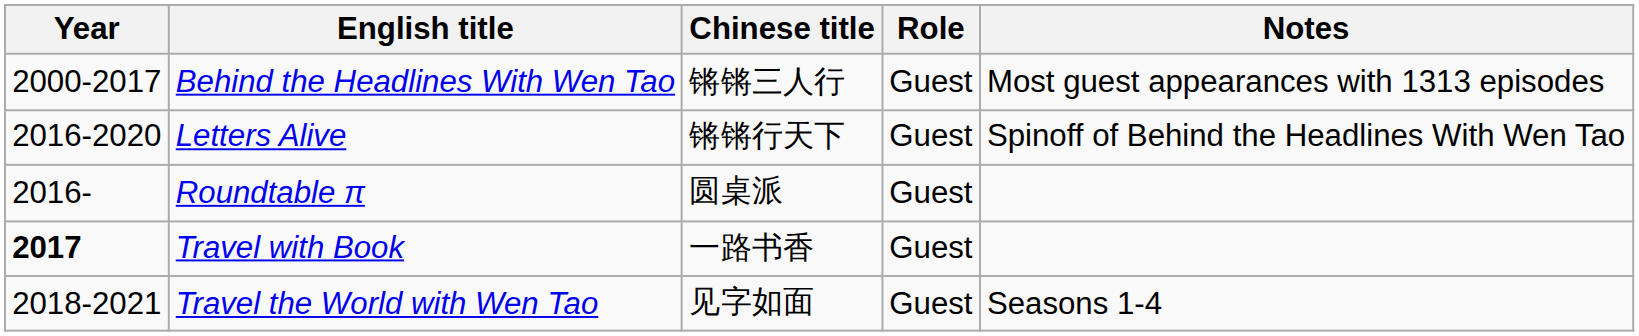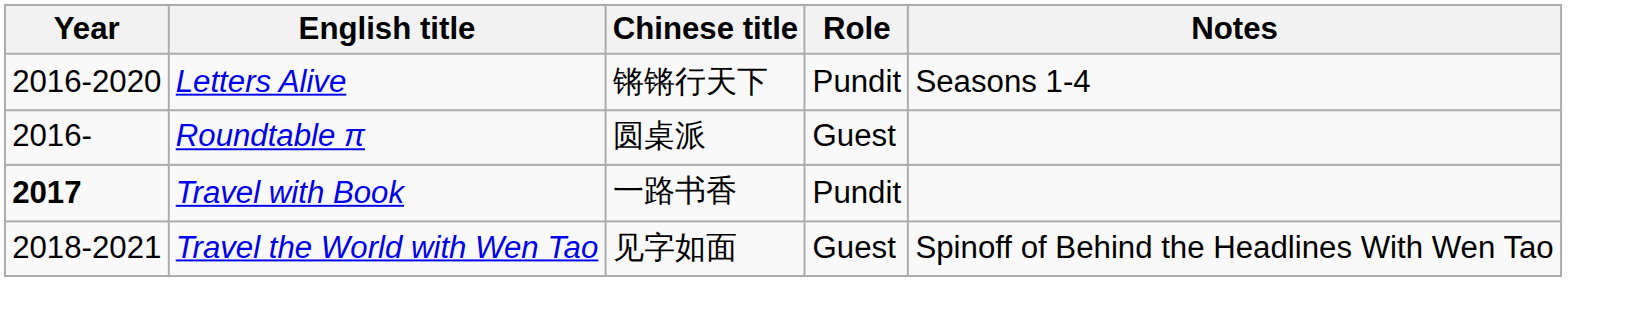- row: (425, 81)
(931, 136) Guest -> (857, 81) Pundit
(1306, 136) Spinoff of Behind the Headlines With Wen Tao -> (1003, 81) Seasons 1-4
(931, 247) Guest -> (857, 192) Pundit
(1074, 302) Seasons 1-4 -> (1235, 247) Spinoff of Behind the Headlines With Wen Tao
